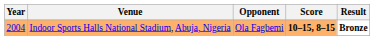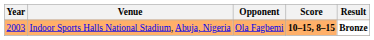(16, 28) 2004 -> (16, 28) 2003
